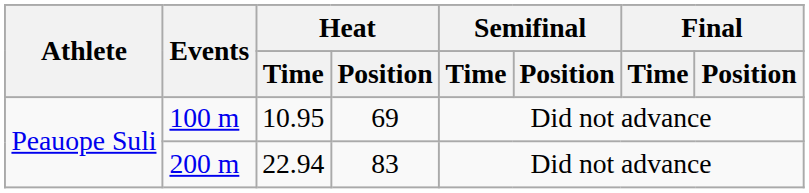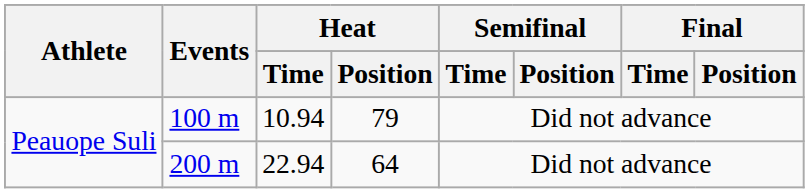(293, 118) 10.95 -> (293, 118) 10.94
(385, 118) 69 -> (385, 118) 79
(385, 164) 83 -> (385, 164) 64
